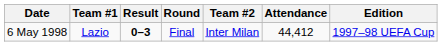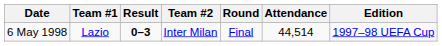columns swapped: (232, 13) <-> (182, 13)
(296, 31) 44,412 -> (296, 31) 44,514
